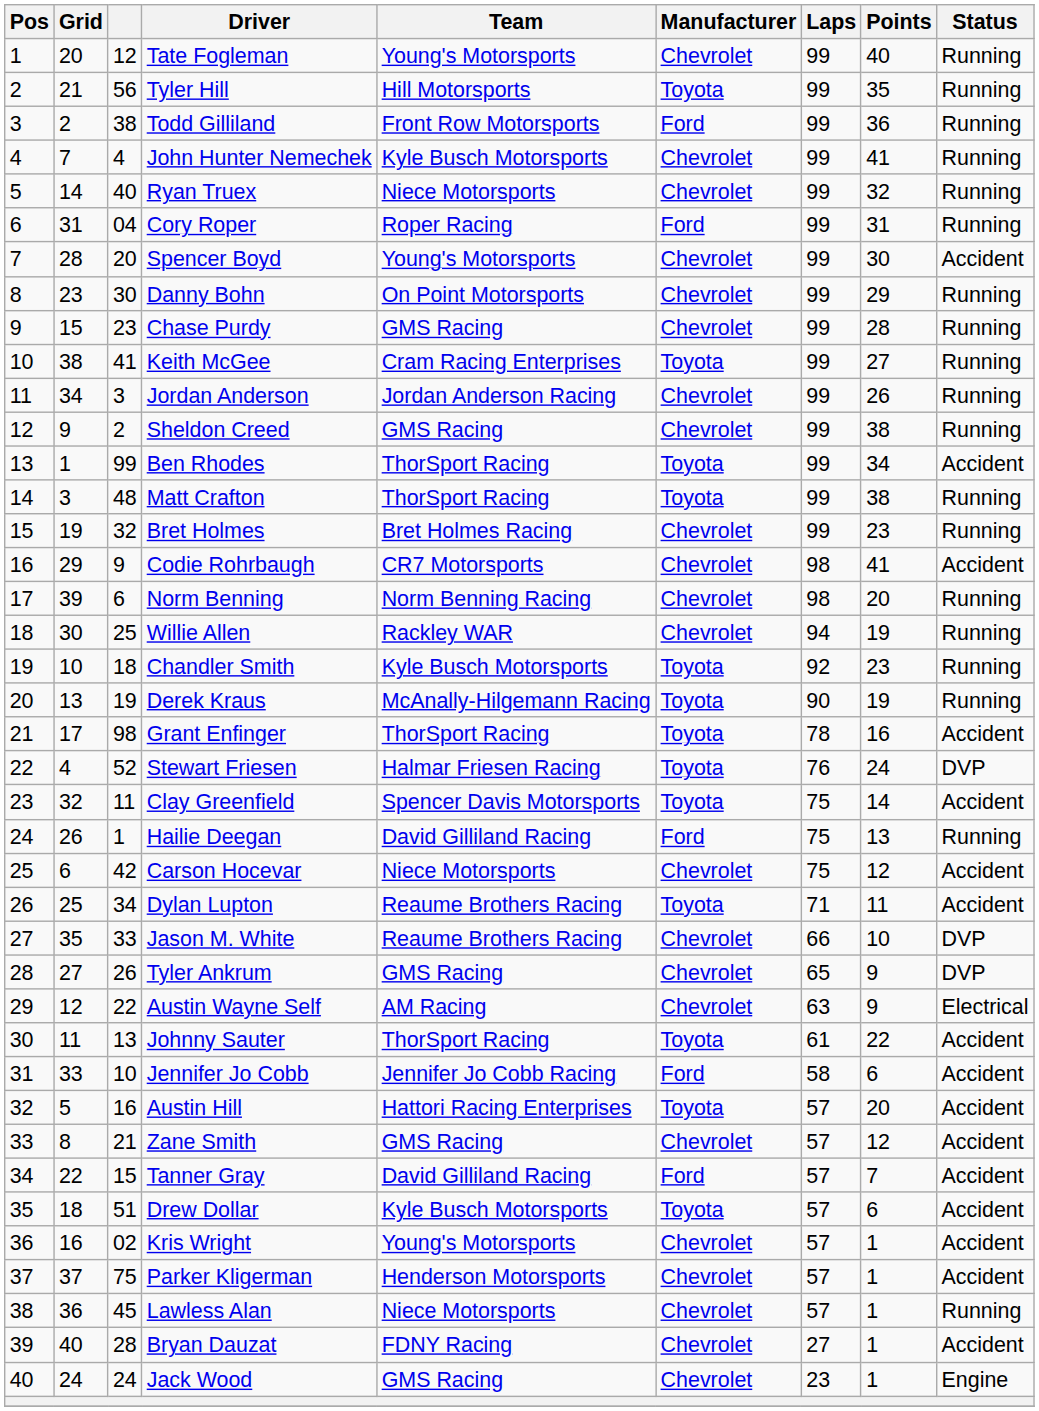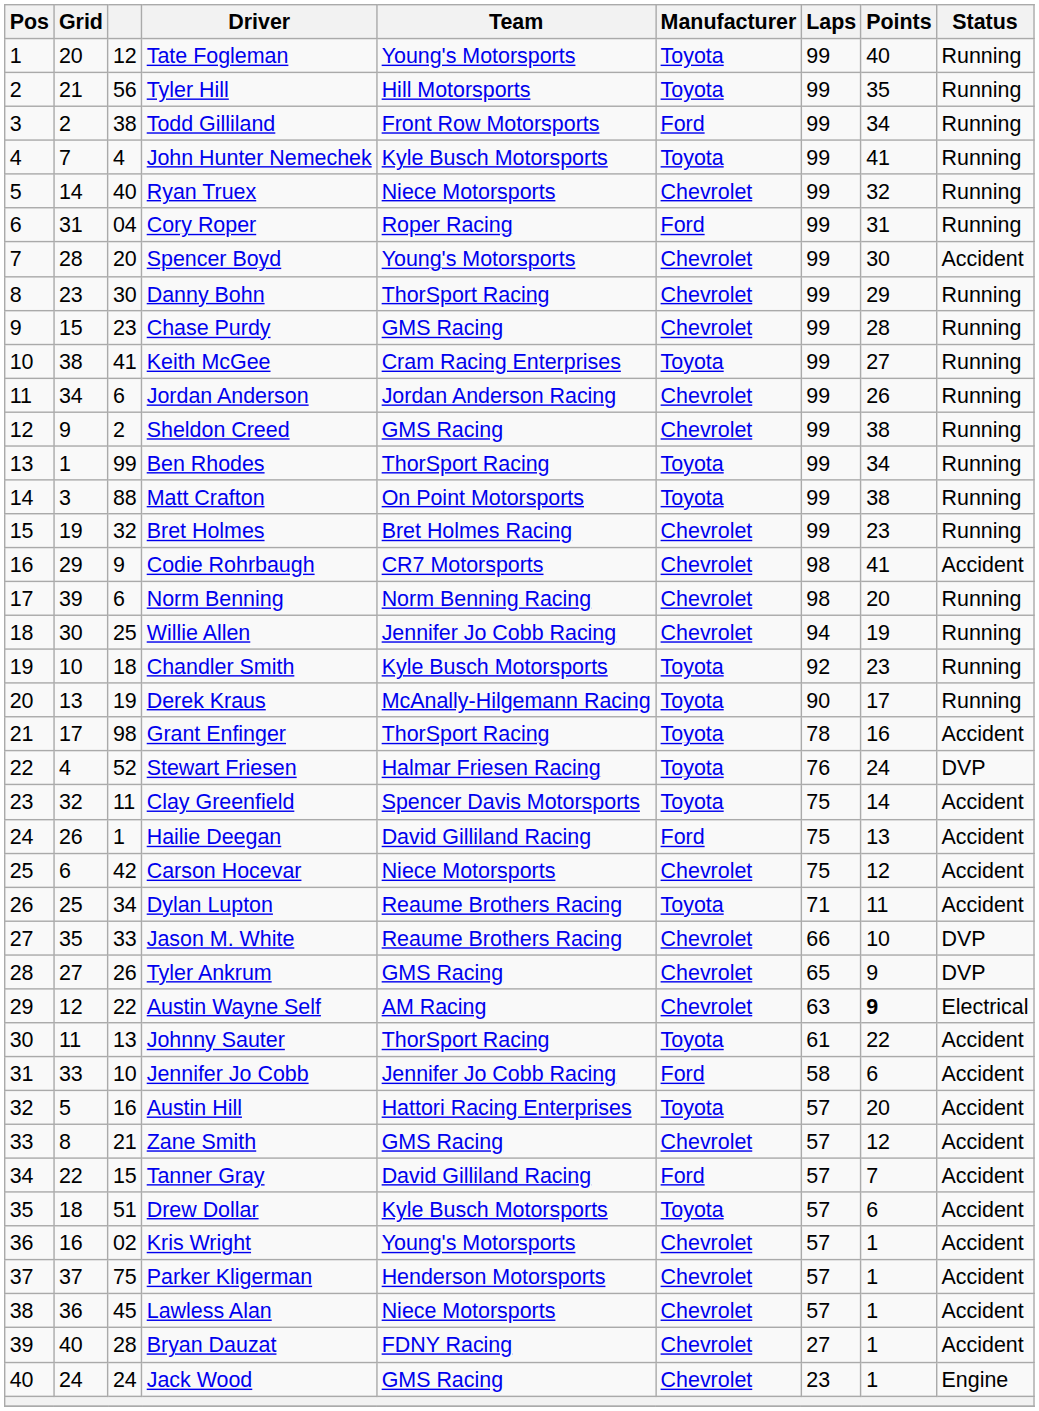(706, 56) Chevrolet -> (692, 56) Toyota
(878, 124) 36 -> (878, 124) 34
(706, 158) Chevrolet -> (692, 158) Toyota
(483, 293) On Point Motorsports -> (466, 293) ThorSport Racing
(119, 395) 3 -> (119, 395) 6
(983, 463) Accident -> (981, 463) Running
(125, 497) 48 -> (125, 497) 88
(466, 497) ThorSport Racing -> (483, 497) On Point Motorsports
(447, 633) Rackley WAR -> (499, 633) Jennifer Jo Cobb Racing
(878, 700) 19 -> (878, 700) 17
(981, 836) Running -> (983, 836) Accident
(872, 1006) normal -> (872, 1006) bold
(981, 1311) Running -> (983, 1311) Accident
